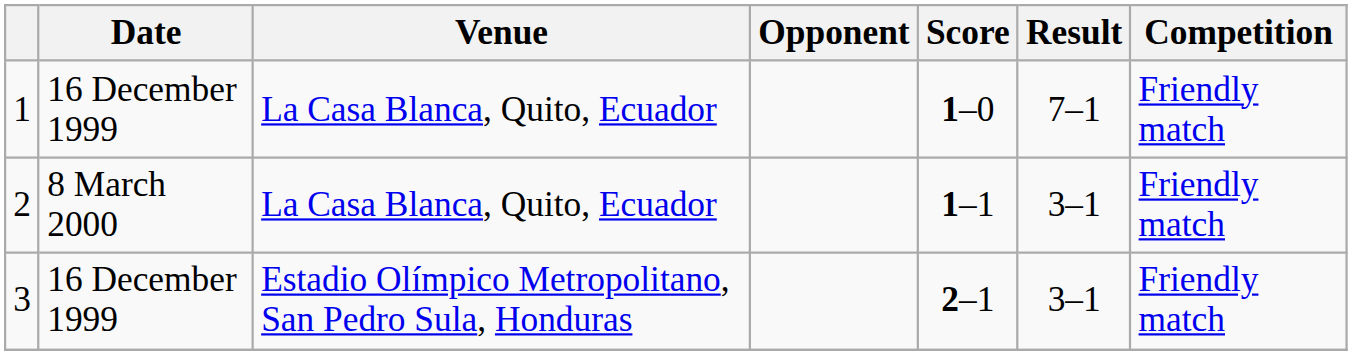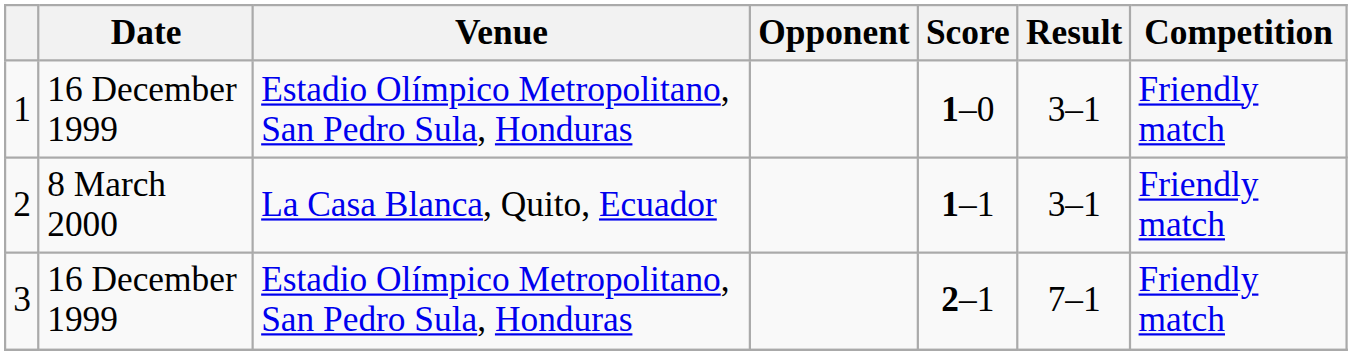(489, 108) La Casa Blanca, Quito, Ecuador -> (495, 108) Estadio Olímpico Metropolitano, San Pedro Sula, Honduras
(1074, 108) 7–1 -> (1074, 108) 3–1
(1074, 300) 3–1 -> (1074, 300) 7–1
